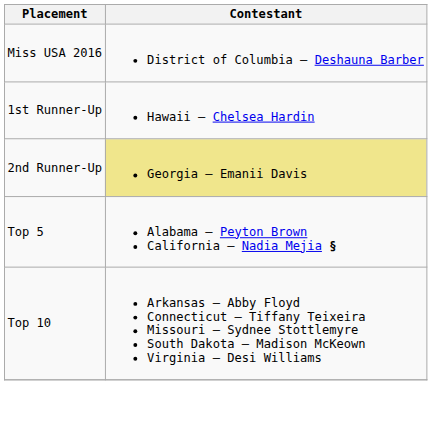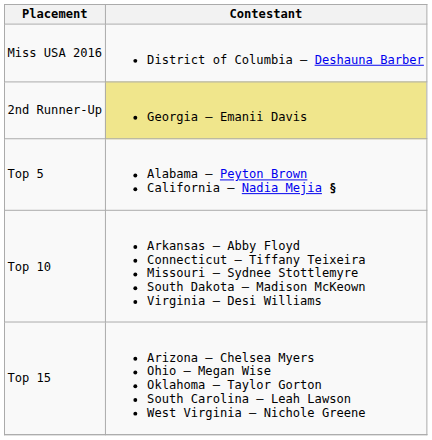- row: (55, 111)
+ row: (29, 379)
